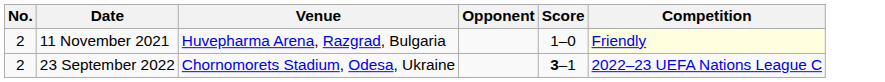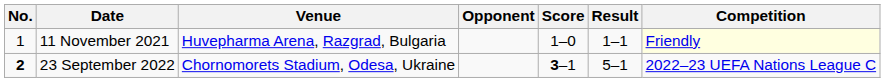+ column: (615, 16)
(20, 41) 2 -> (20, 41) 1
(20, 65) normal -> (20, 65) bold
